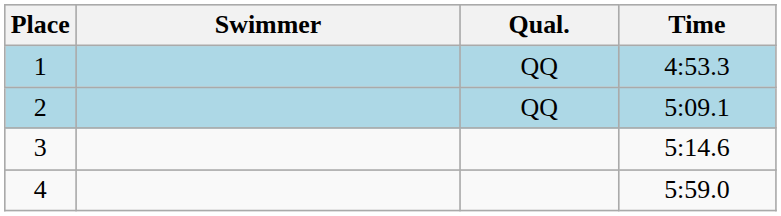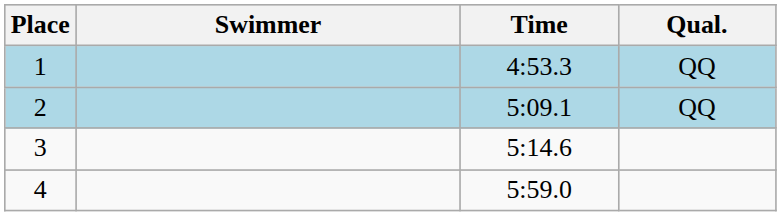columns swapped: (697, 25) <-> (539, 25)
